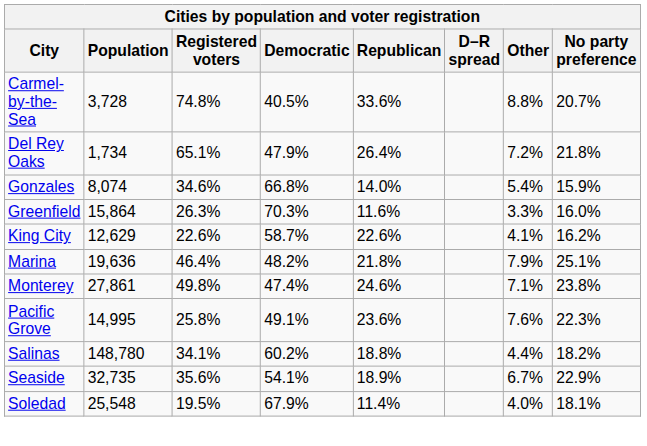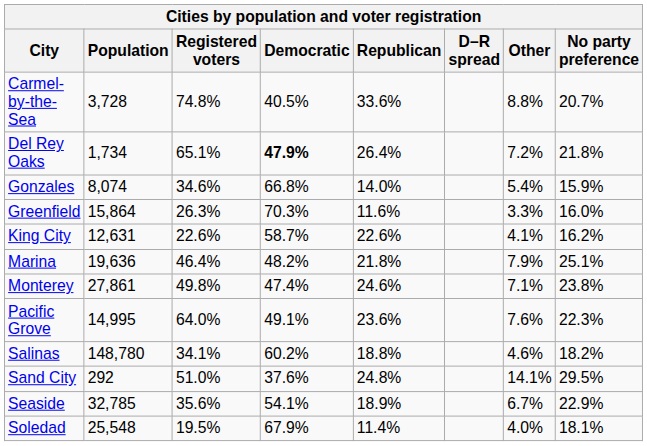(286, 153) normal -> (286, 153) bold
(112, 236) 12,629 -> (112, 236) 12,631
(198, 320) 25.8% -> (198, 320) 64.0%
(525, 353) 4.4% -> (525, 353) 4.6%
+ row: (42, 378)
(112, 378) 32,735 -> (112, 403) 32,785
